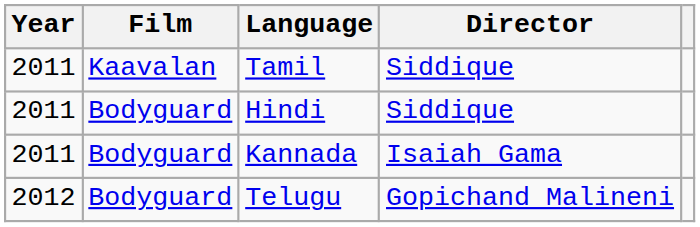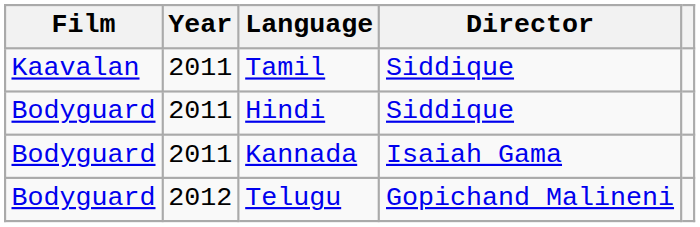columns swapped: (44, 27) <-> (160, 27)
